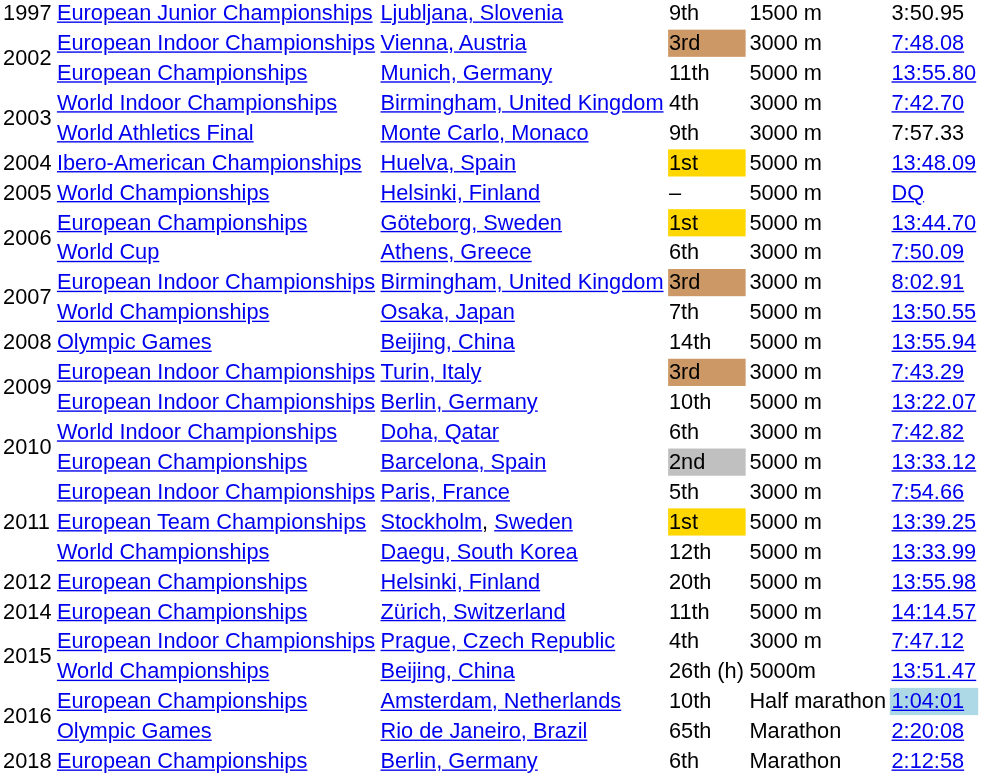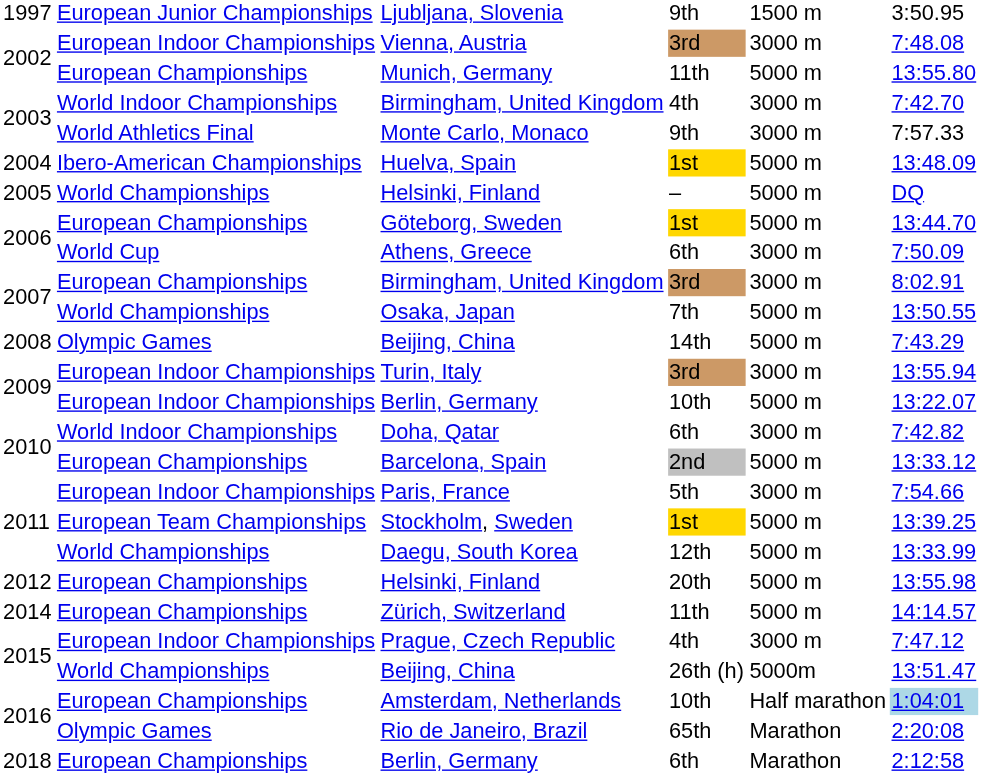(216, 282) European Indoor Championships -> (182, 282) European Championships
(934, 342) 13:55.94 -> (928, 342) 7:43.29
(928, 372) 7:43.29 -> (934, 372) 13:55.94
